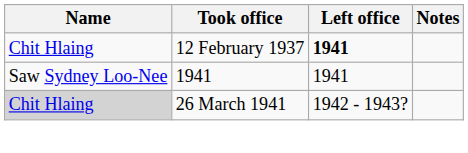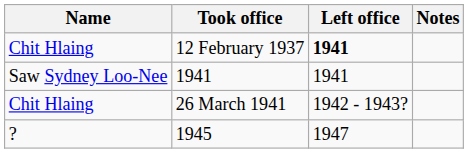(51, 104) lightgrey background -> (51, 104) no background
+ row: (194, 133)
